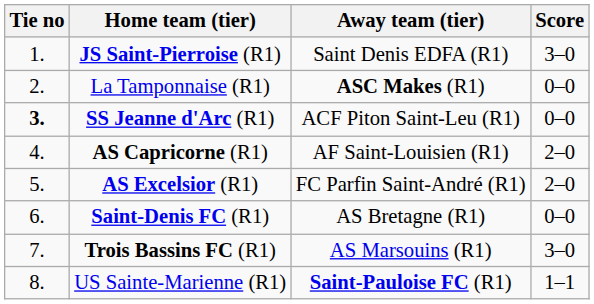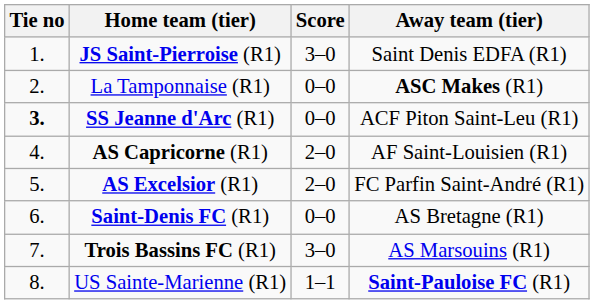columns swapped: (560, 20) <-> (411, 20)
